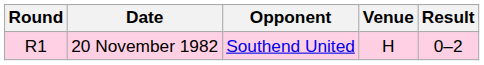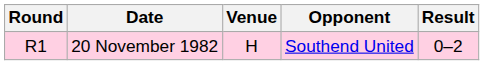columns swapped: (291, 18) <-> (388, 18)
